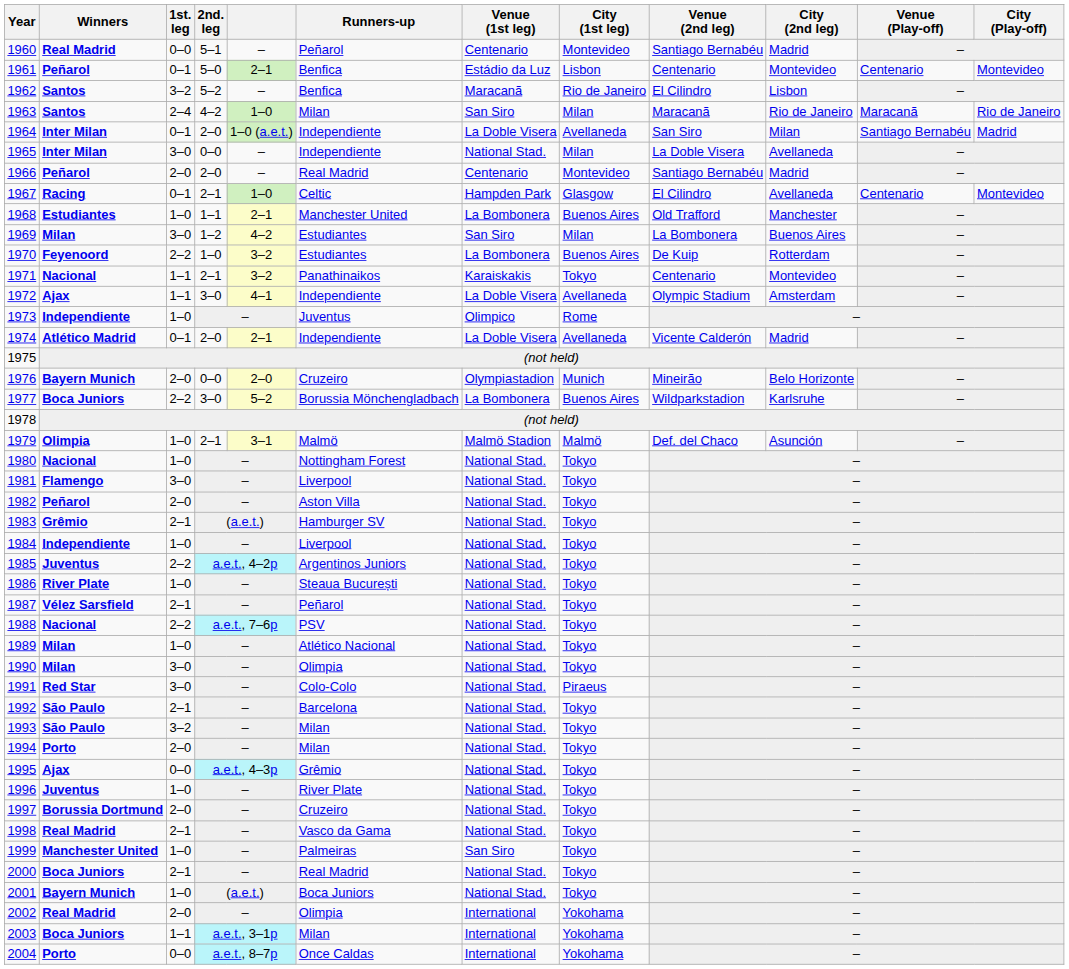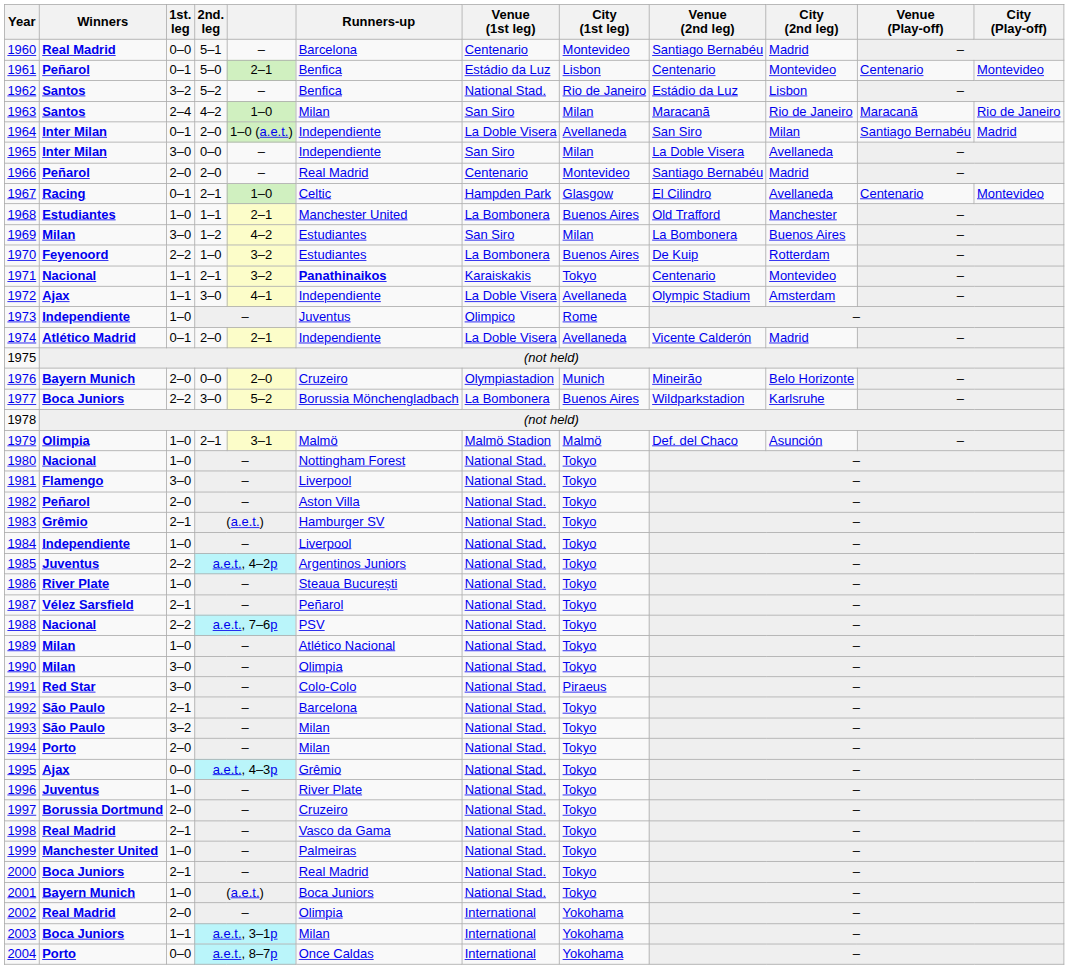(321, 49) Peñarol -> (328, 49) Barcelona
(493, 91) Maracanã -> (505, 91) National Stad.
(682, 91) El Cilindro -> (695, 91) Estádio da Luz
(505, 152) National Stad. -> (489, 152) San Siro
(339, 276) normal -> (343, 276) bold
(489, 851) San Siro -> (505, 851) National Stad.
